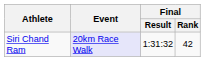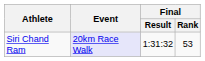(188, 45) 42 -> (188, 45) 53
